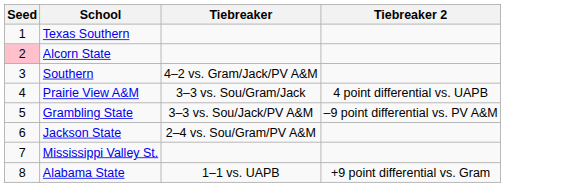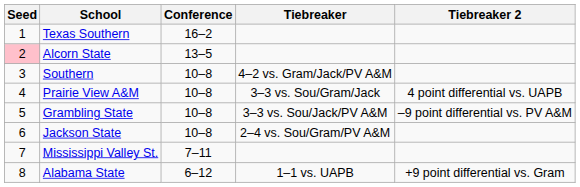+ column: (198, 14)
